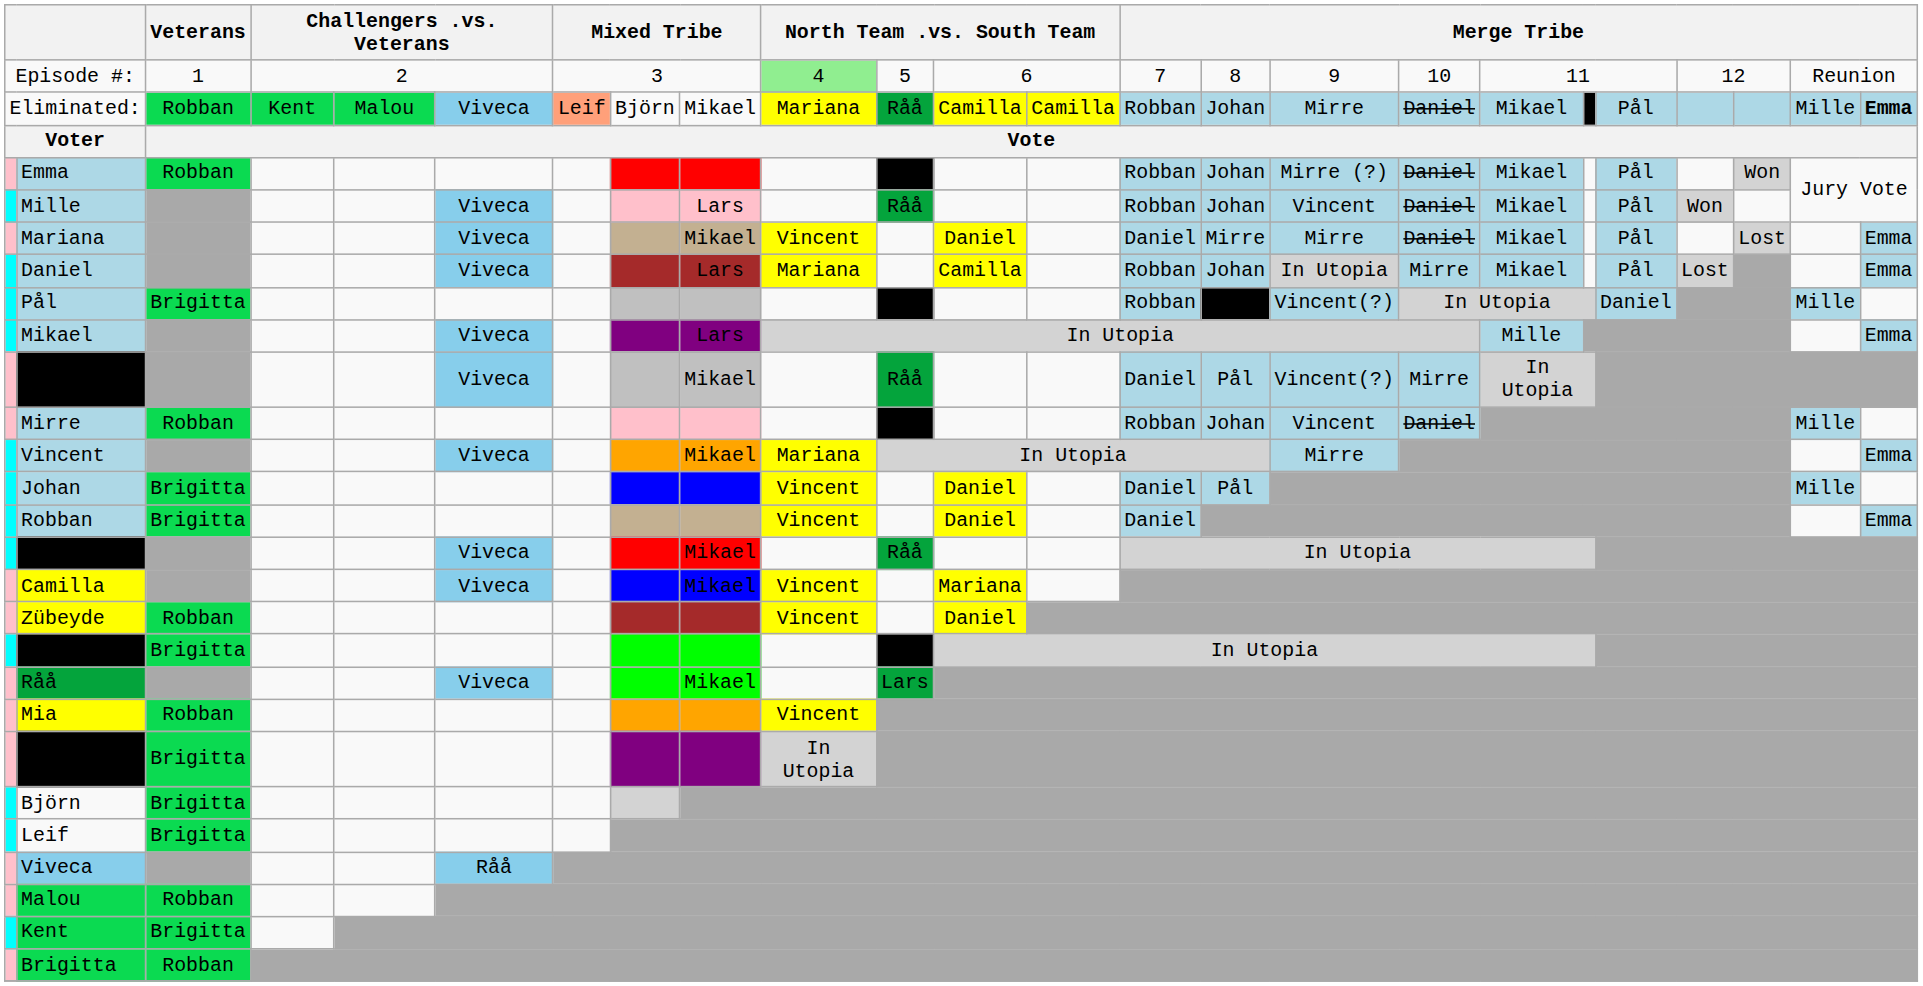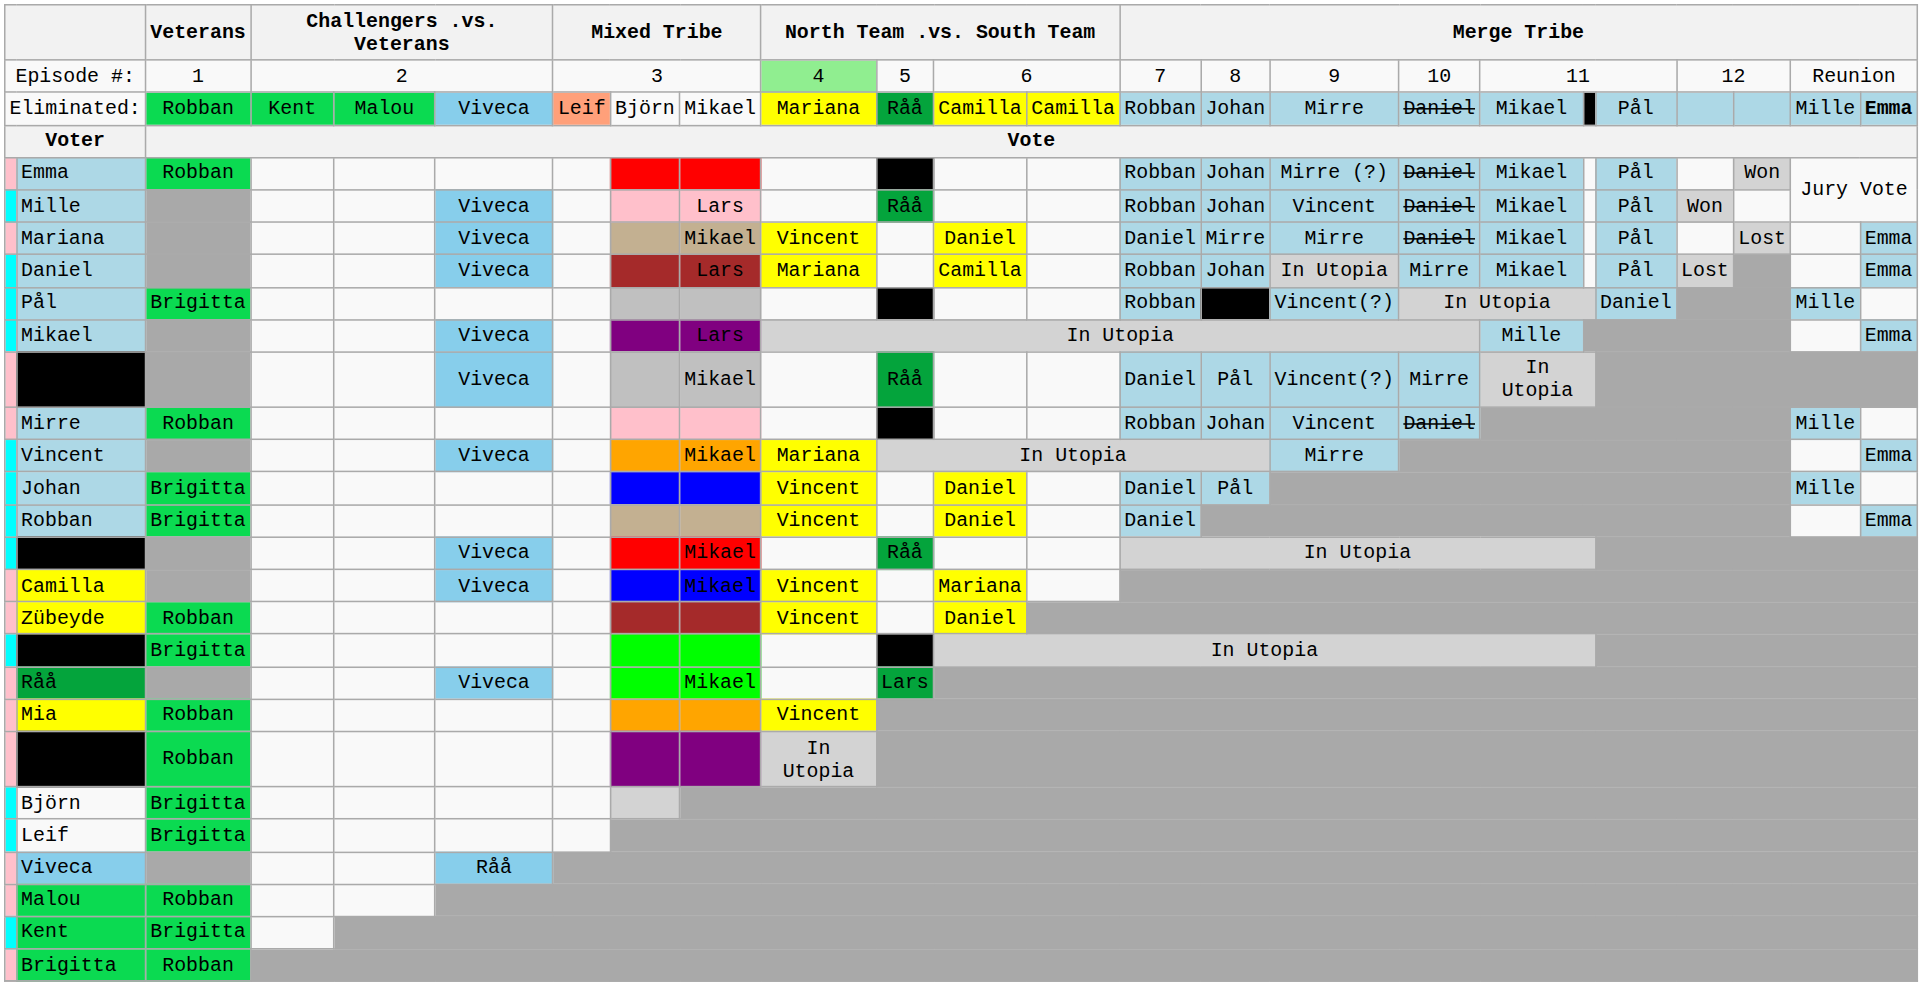(198, 759) Brigitta -> (198, 759) Robban
